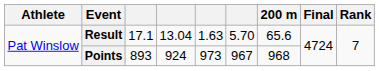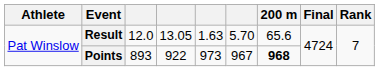(141, 36) 17.1 -> (141, 36) 12.0
(176, 36) 13.04 -> (176, 36) 13.05
(176, 56) 924 -> (176, 56) 922
(279, 56) normal -> (279, 56) bold
